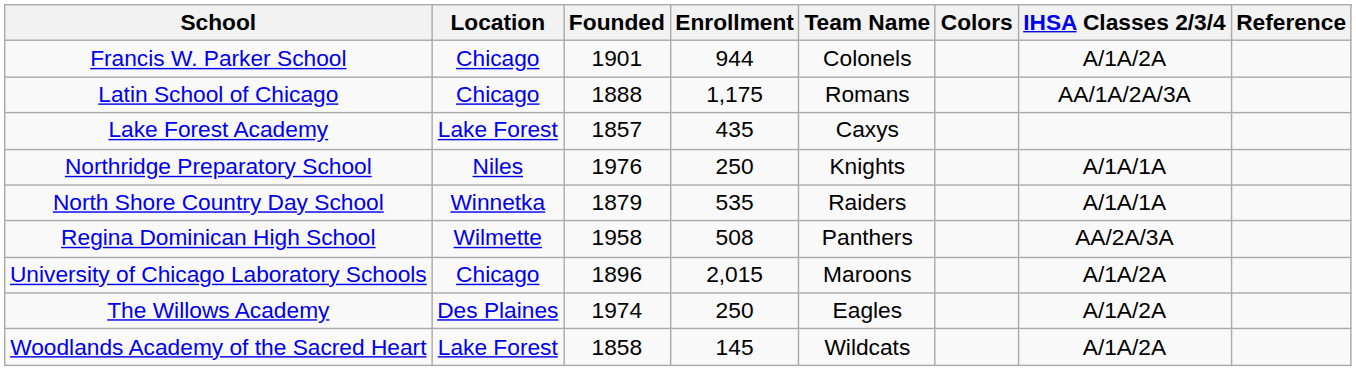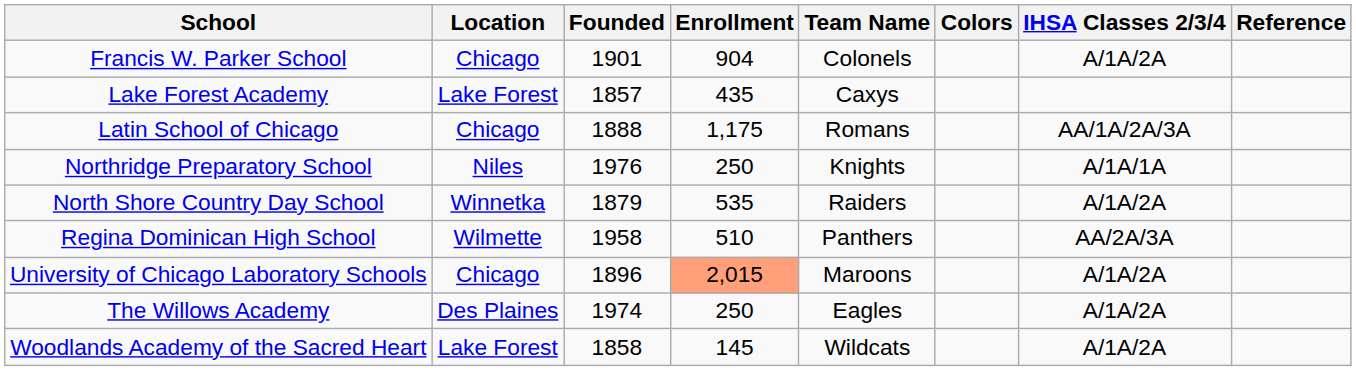(735, 58) 944 -> (735, 58) 904
rows swapped: (218, 130) <-> (218, 94)
(1124, 202) A/1A/1A -> (1124, 202) A/1A/2A
(735, 238) 508 -> (735, 238) 510
(735, 274) no background -> (735, 274) lightsalmon background
